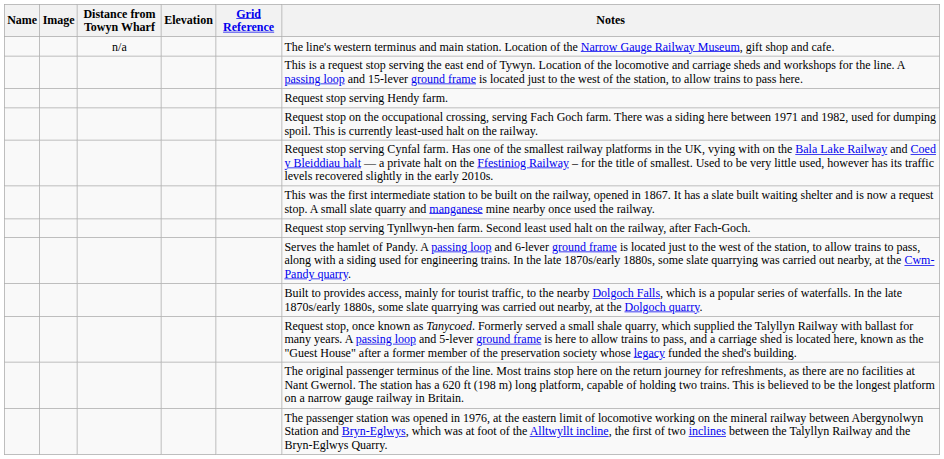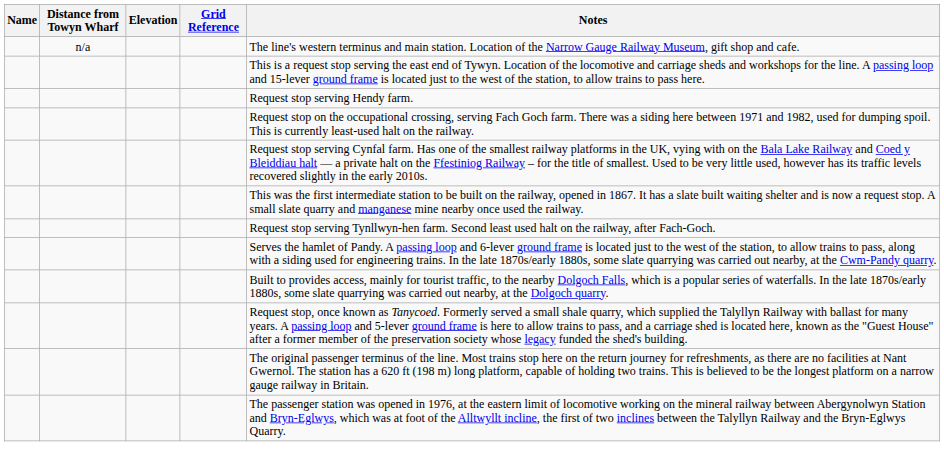- column: (59, 20)
